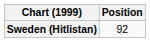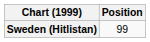(122, 29) 92 -> (122, 29) 99
